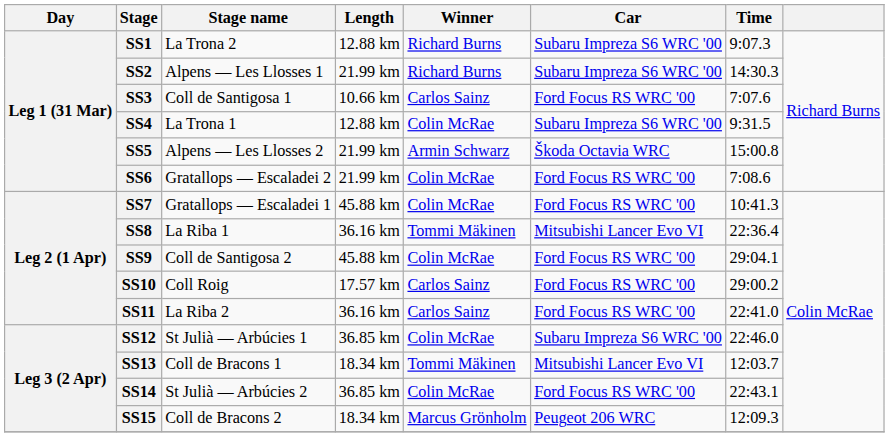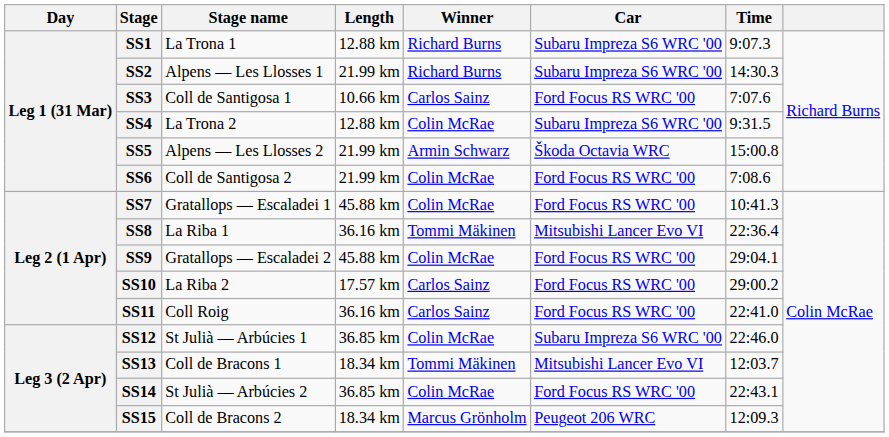(201, 44) La Trona 2 -> (201, 44) La Trona 1
(201, 124) La Trona 1 -> (201, 124) La Trona 2
(248, 177) Gratallops — Escaladei 2 -> (228, 177) Coll de Santigosa 2
(228, 257) Coll de Santigosa 2 -> (248, 257) Gratallops — Escaladei 2
(197, 284) Coll Roig -> (197, 284) La Riba 2
(197, 311) La Riba 2 -> (197, 311) Coll Roig
